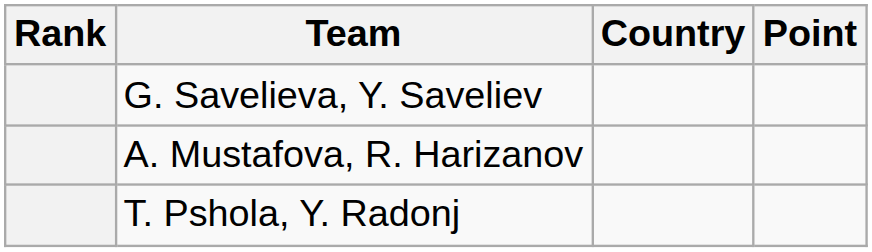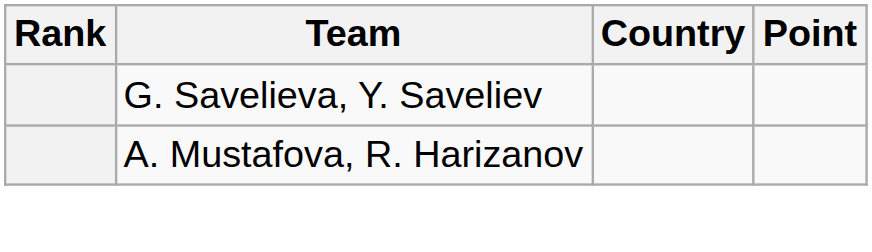- row: (292, 214)
